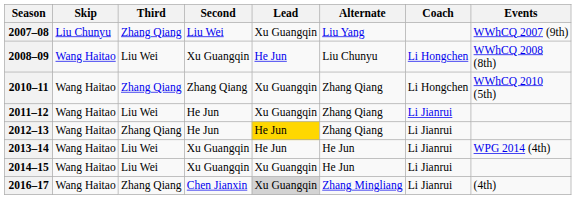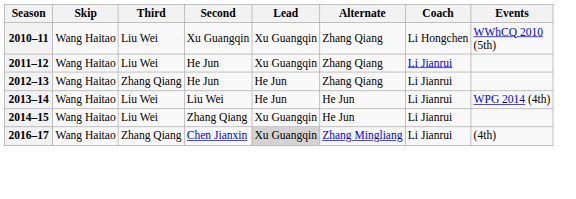- row: (29, 31)
- row: (29, 56)
(151, 87) Zhang Qiang -> (139, 38) Liu Wei
(217, 87) Zhang Qiang -> (218, 38) Xu Guangqin
(271, 130) gold background -> (271, 81) no background
(218, 149) Xu Guangqin -> (205, 99) Liu Wei
(218, 167) Xu Guangqin -> (217, 117) Zhang Qiang
